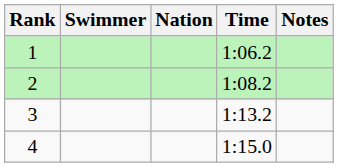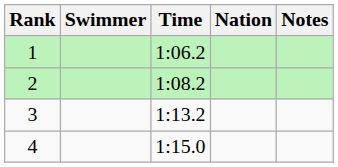columns swapped: (184, 20) <-> (247, 20)
